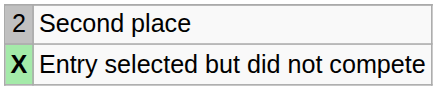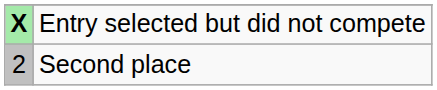rows swapped: (115, 24) <-> (232, 64)
